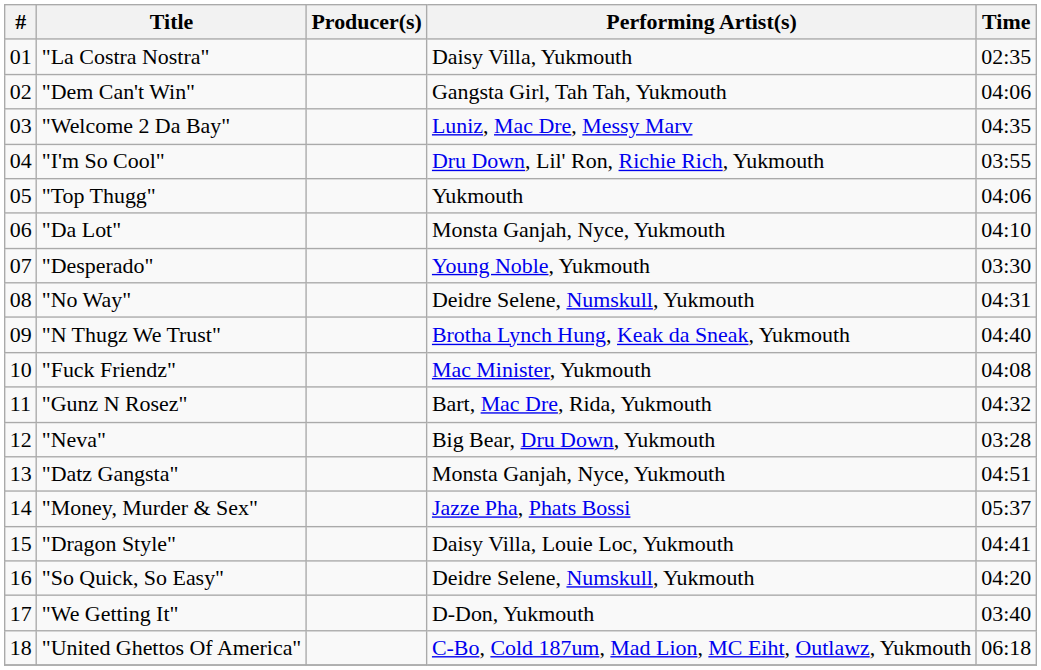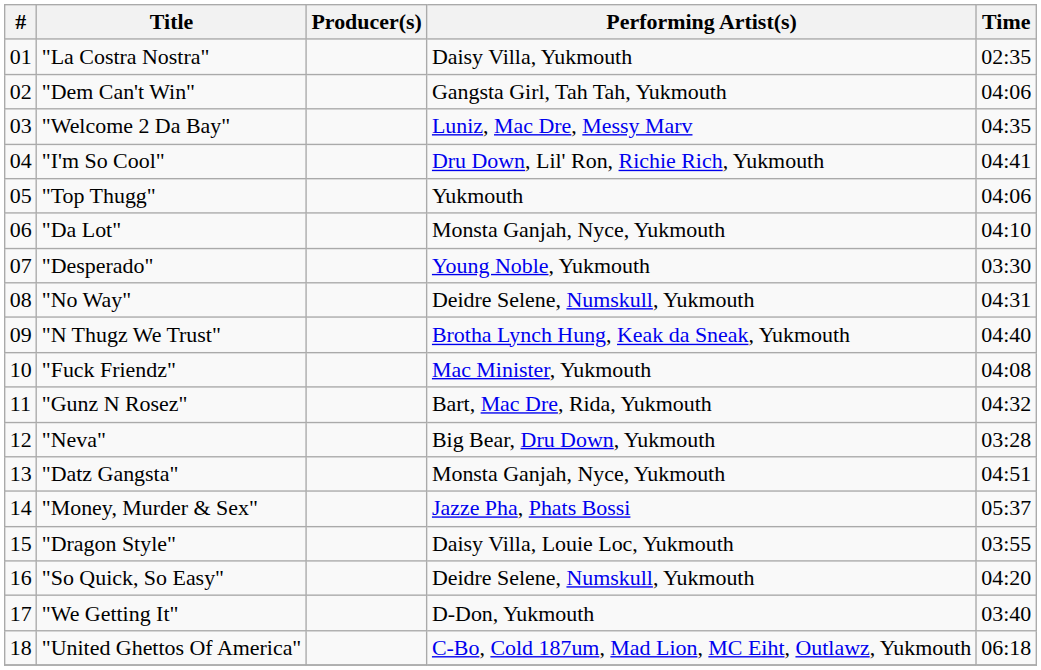(1006, 160) 03:55 -> (1006, 160) 04:41
(1006, 543) 04:41 -> (1006, 543) 03:55
